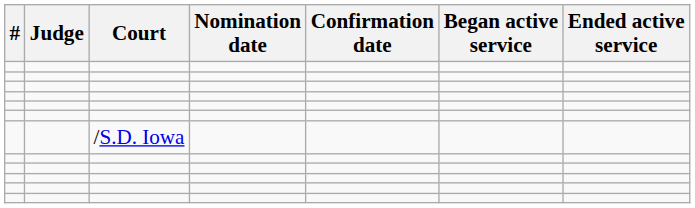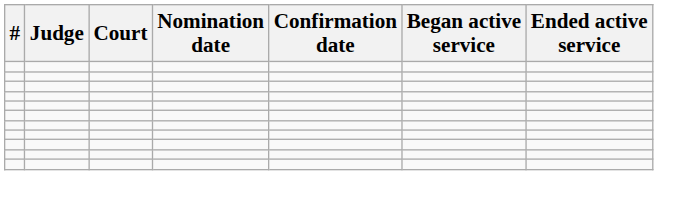- row: (15, 137)
